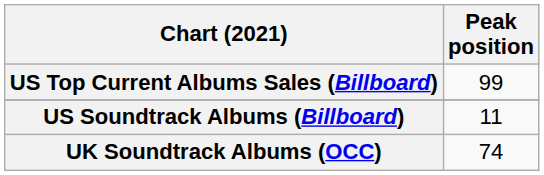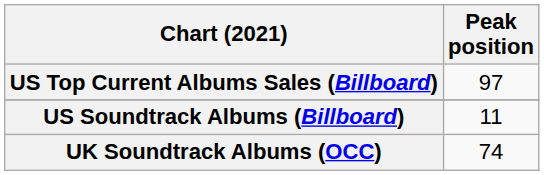(491, 81) 99 -> (491, 81) 97
